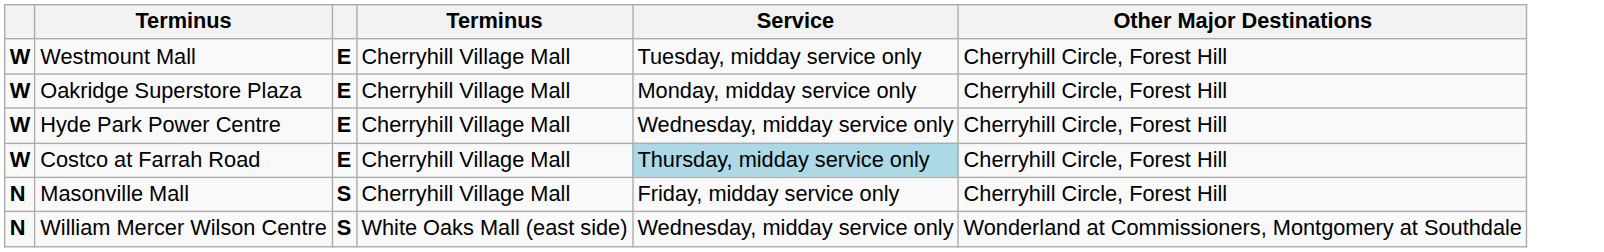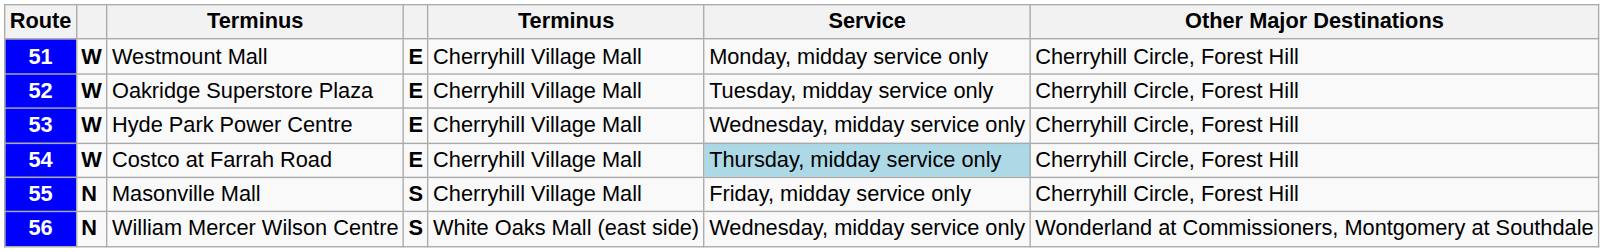+ column: (41, 21)
(780, 56) Tuesday, midday service only -> (849, 56) Monday, midday service only
(777, 90) Monday, midday service only -> (851, 90) Tuesday, midday service only
